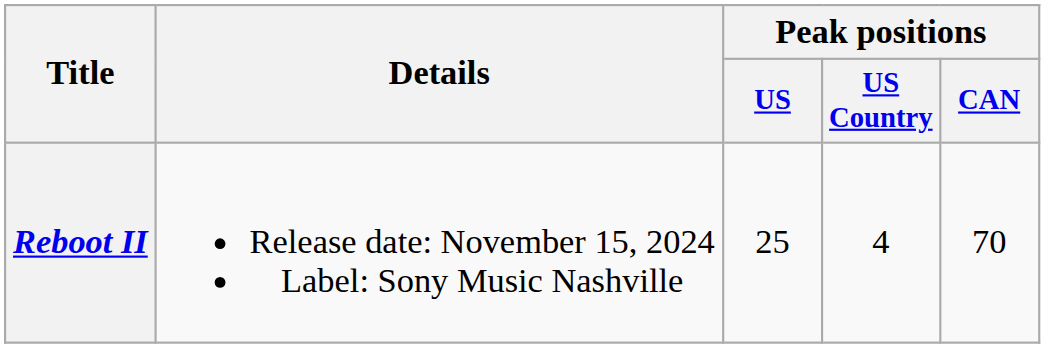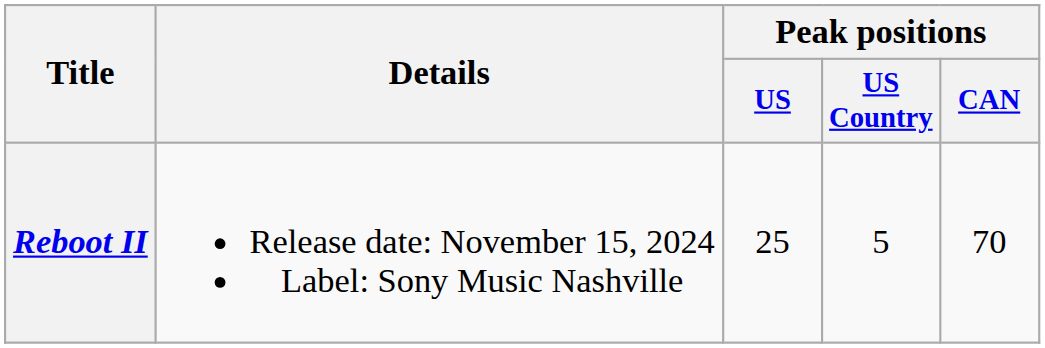(881, 241) 4 -> (881, 241) 5
